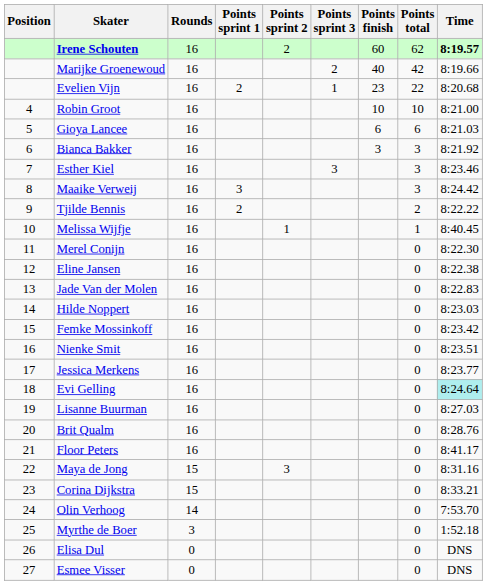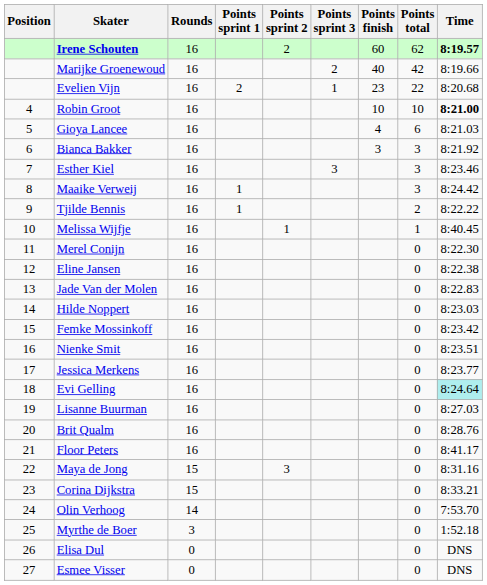(460, 108) normal -> (460, 108) bold
(378, 128) 6 -> (378, 128) 4
(239, 189) 3 -> (239, 189) 1
(239, 209) 2 -> (239, 209) 1
